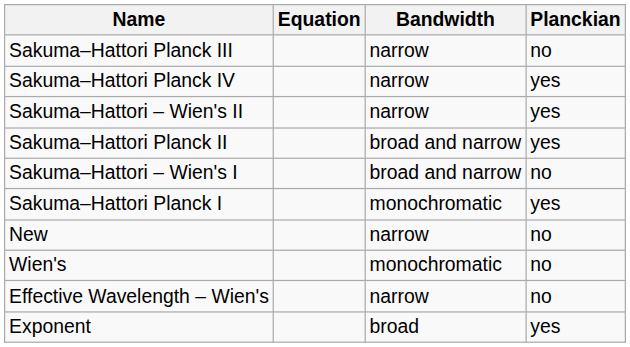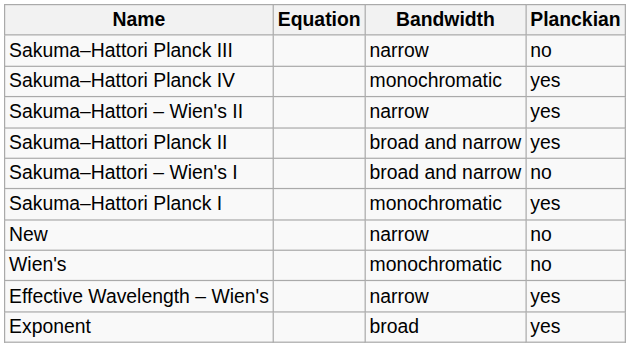(399, 81) narrow -> (436, 81) monochromatic
(541, 296) no -> (545, 296) yes
